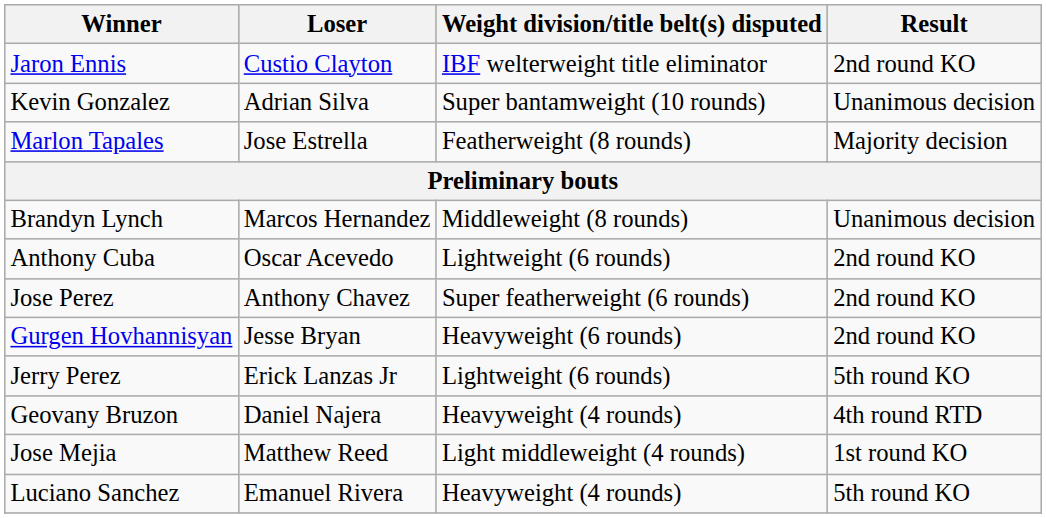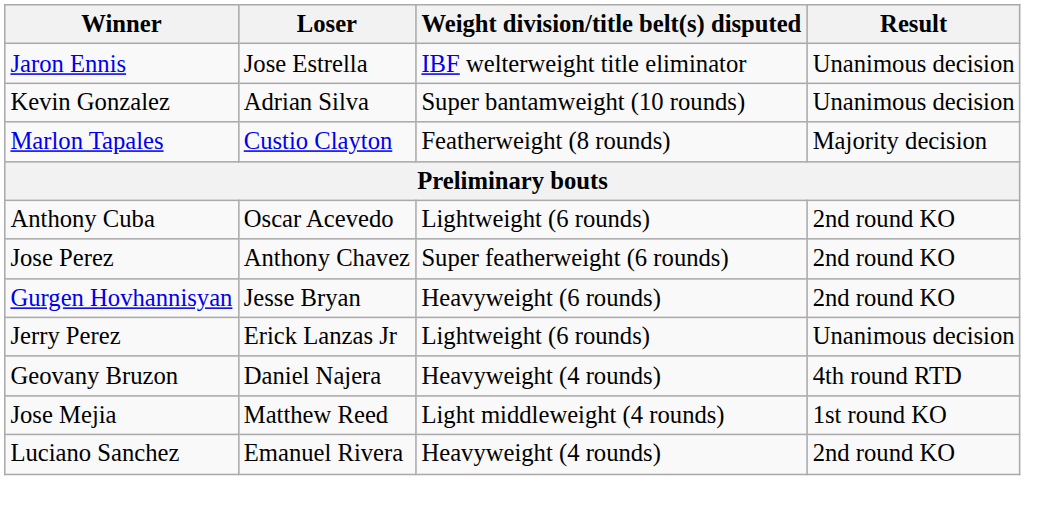(318, 63) Custio Clayton -> (306, 63) Jose Estrella
(904, 63) 2nd round KO -> (914, 63) Unanimous decision
(306, 141) Jose Estrella -> (318, 141) Custio Clayton
- row: (87, 219)
(902, 375) 5th round KO -> (914, 336) Unanimous decision
(902, 492) 5th round KO -> (884, 453) 2nd round KO
